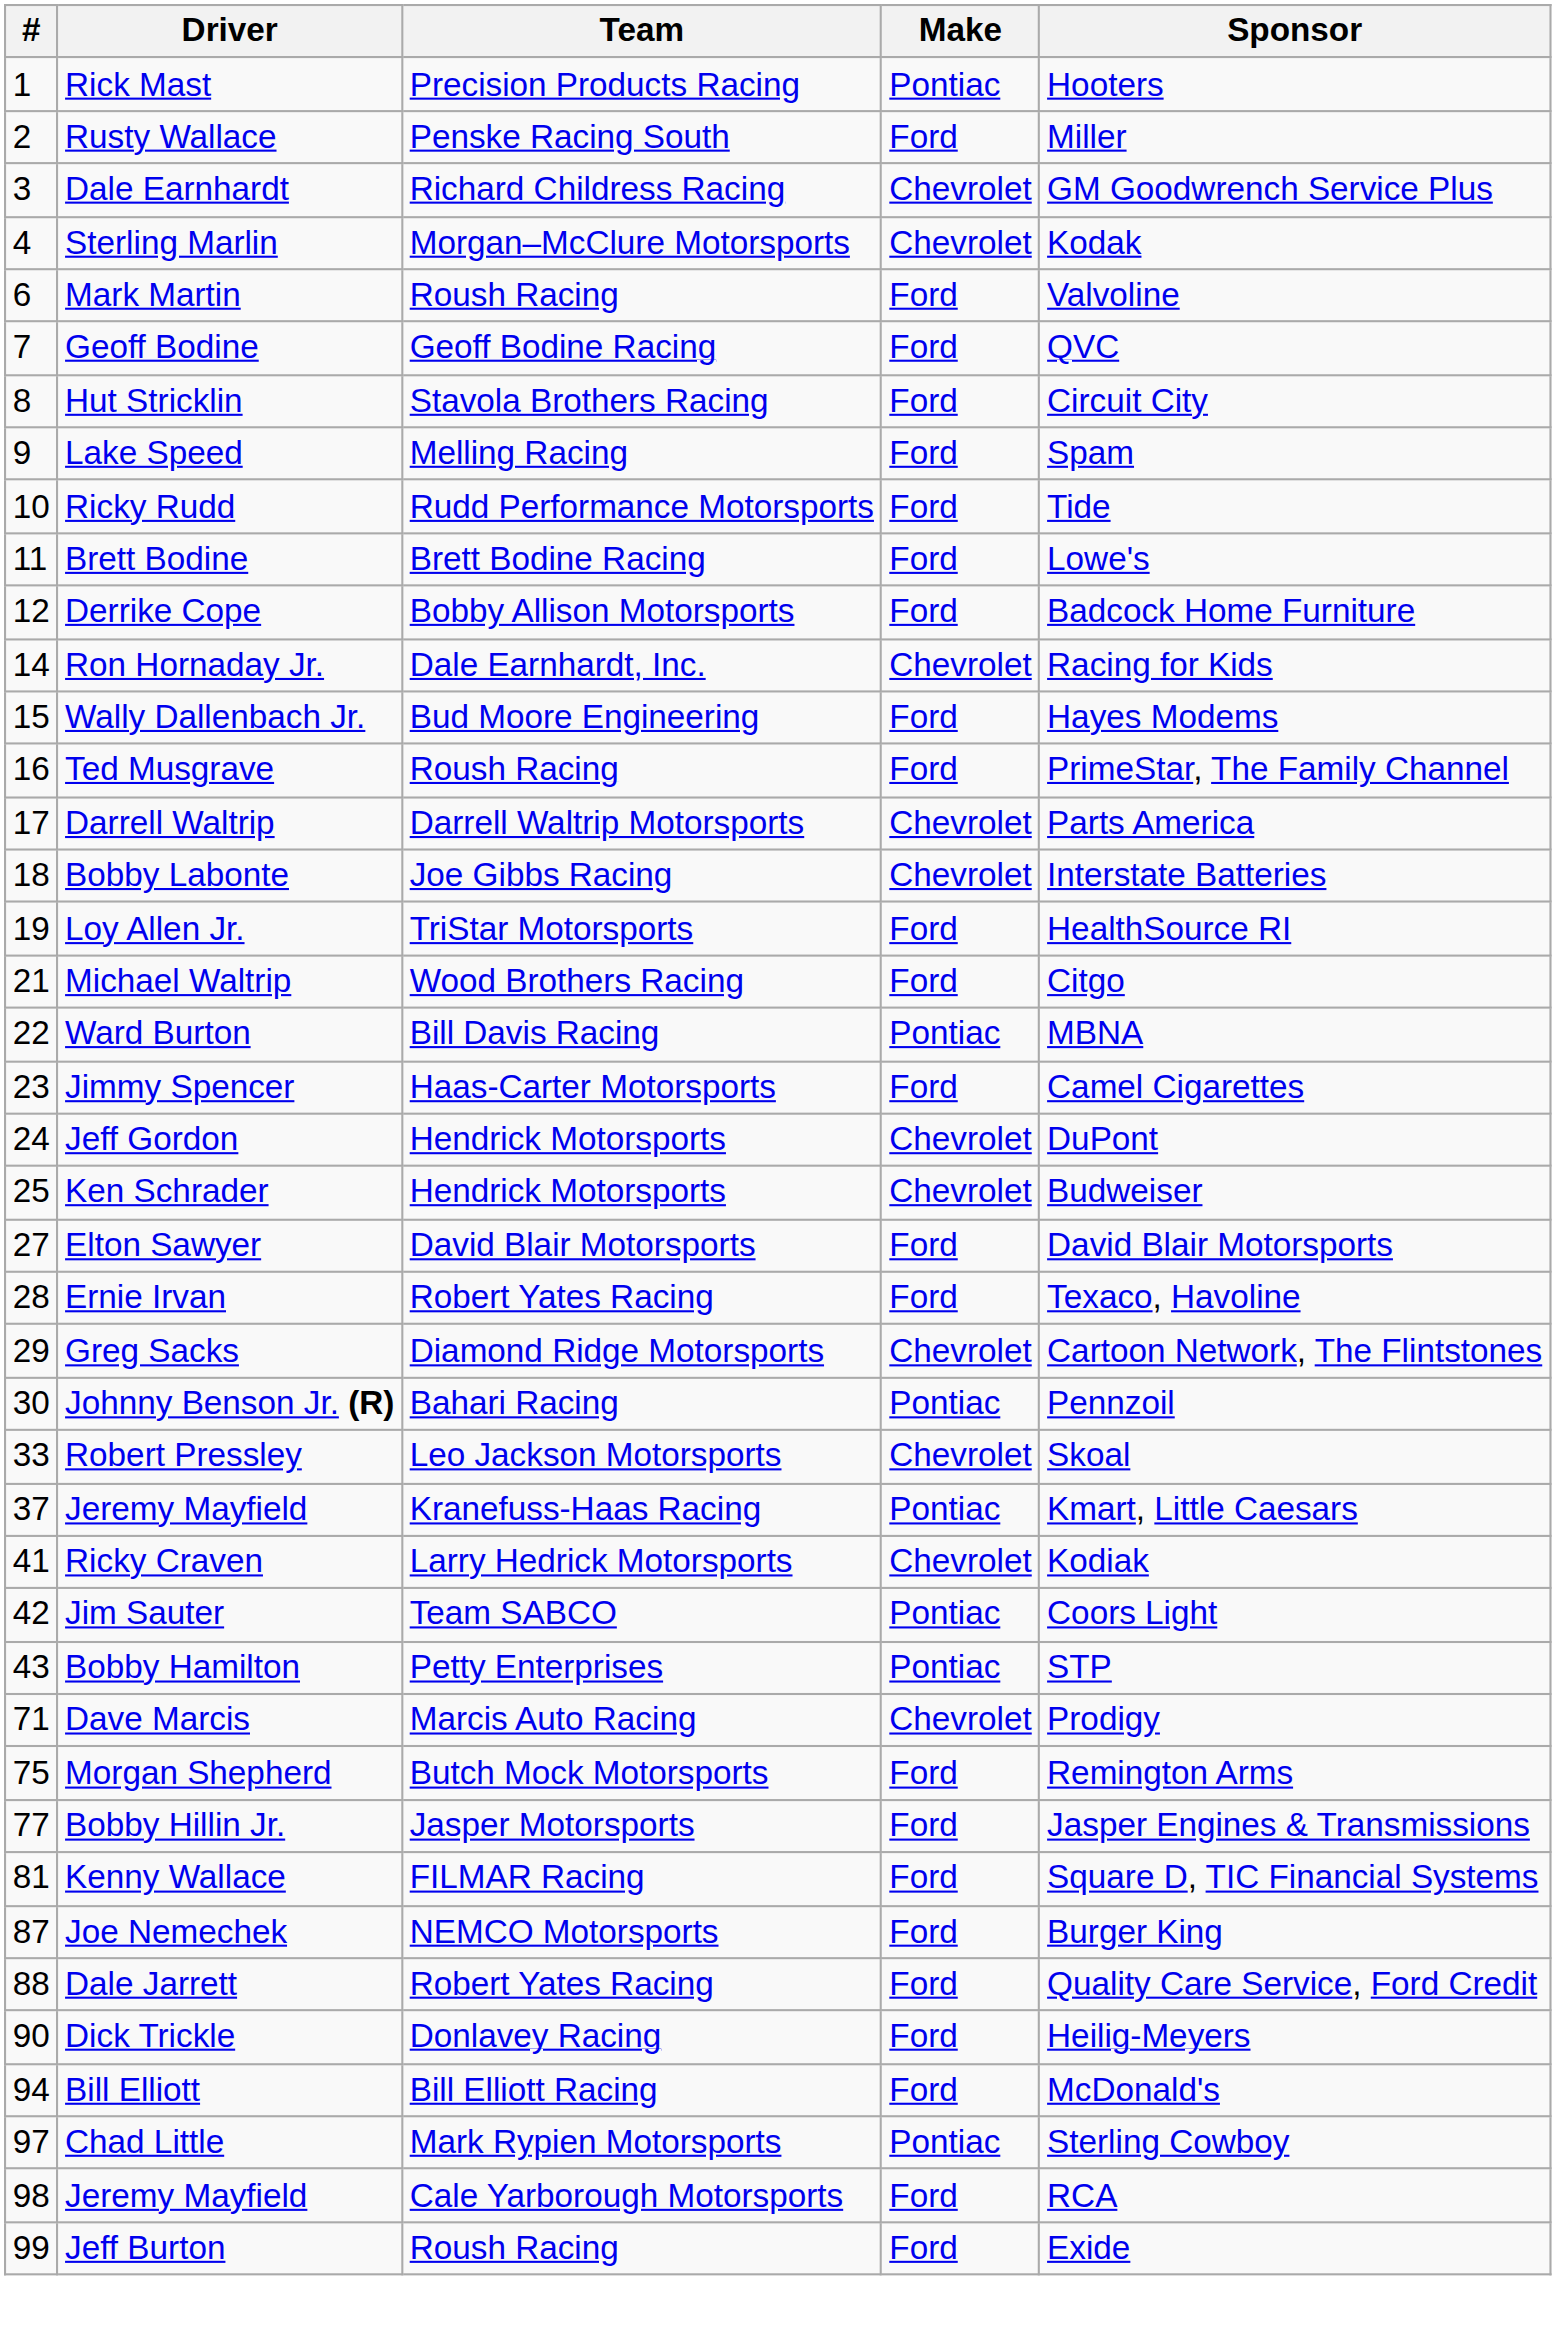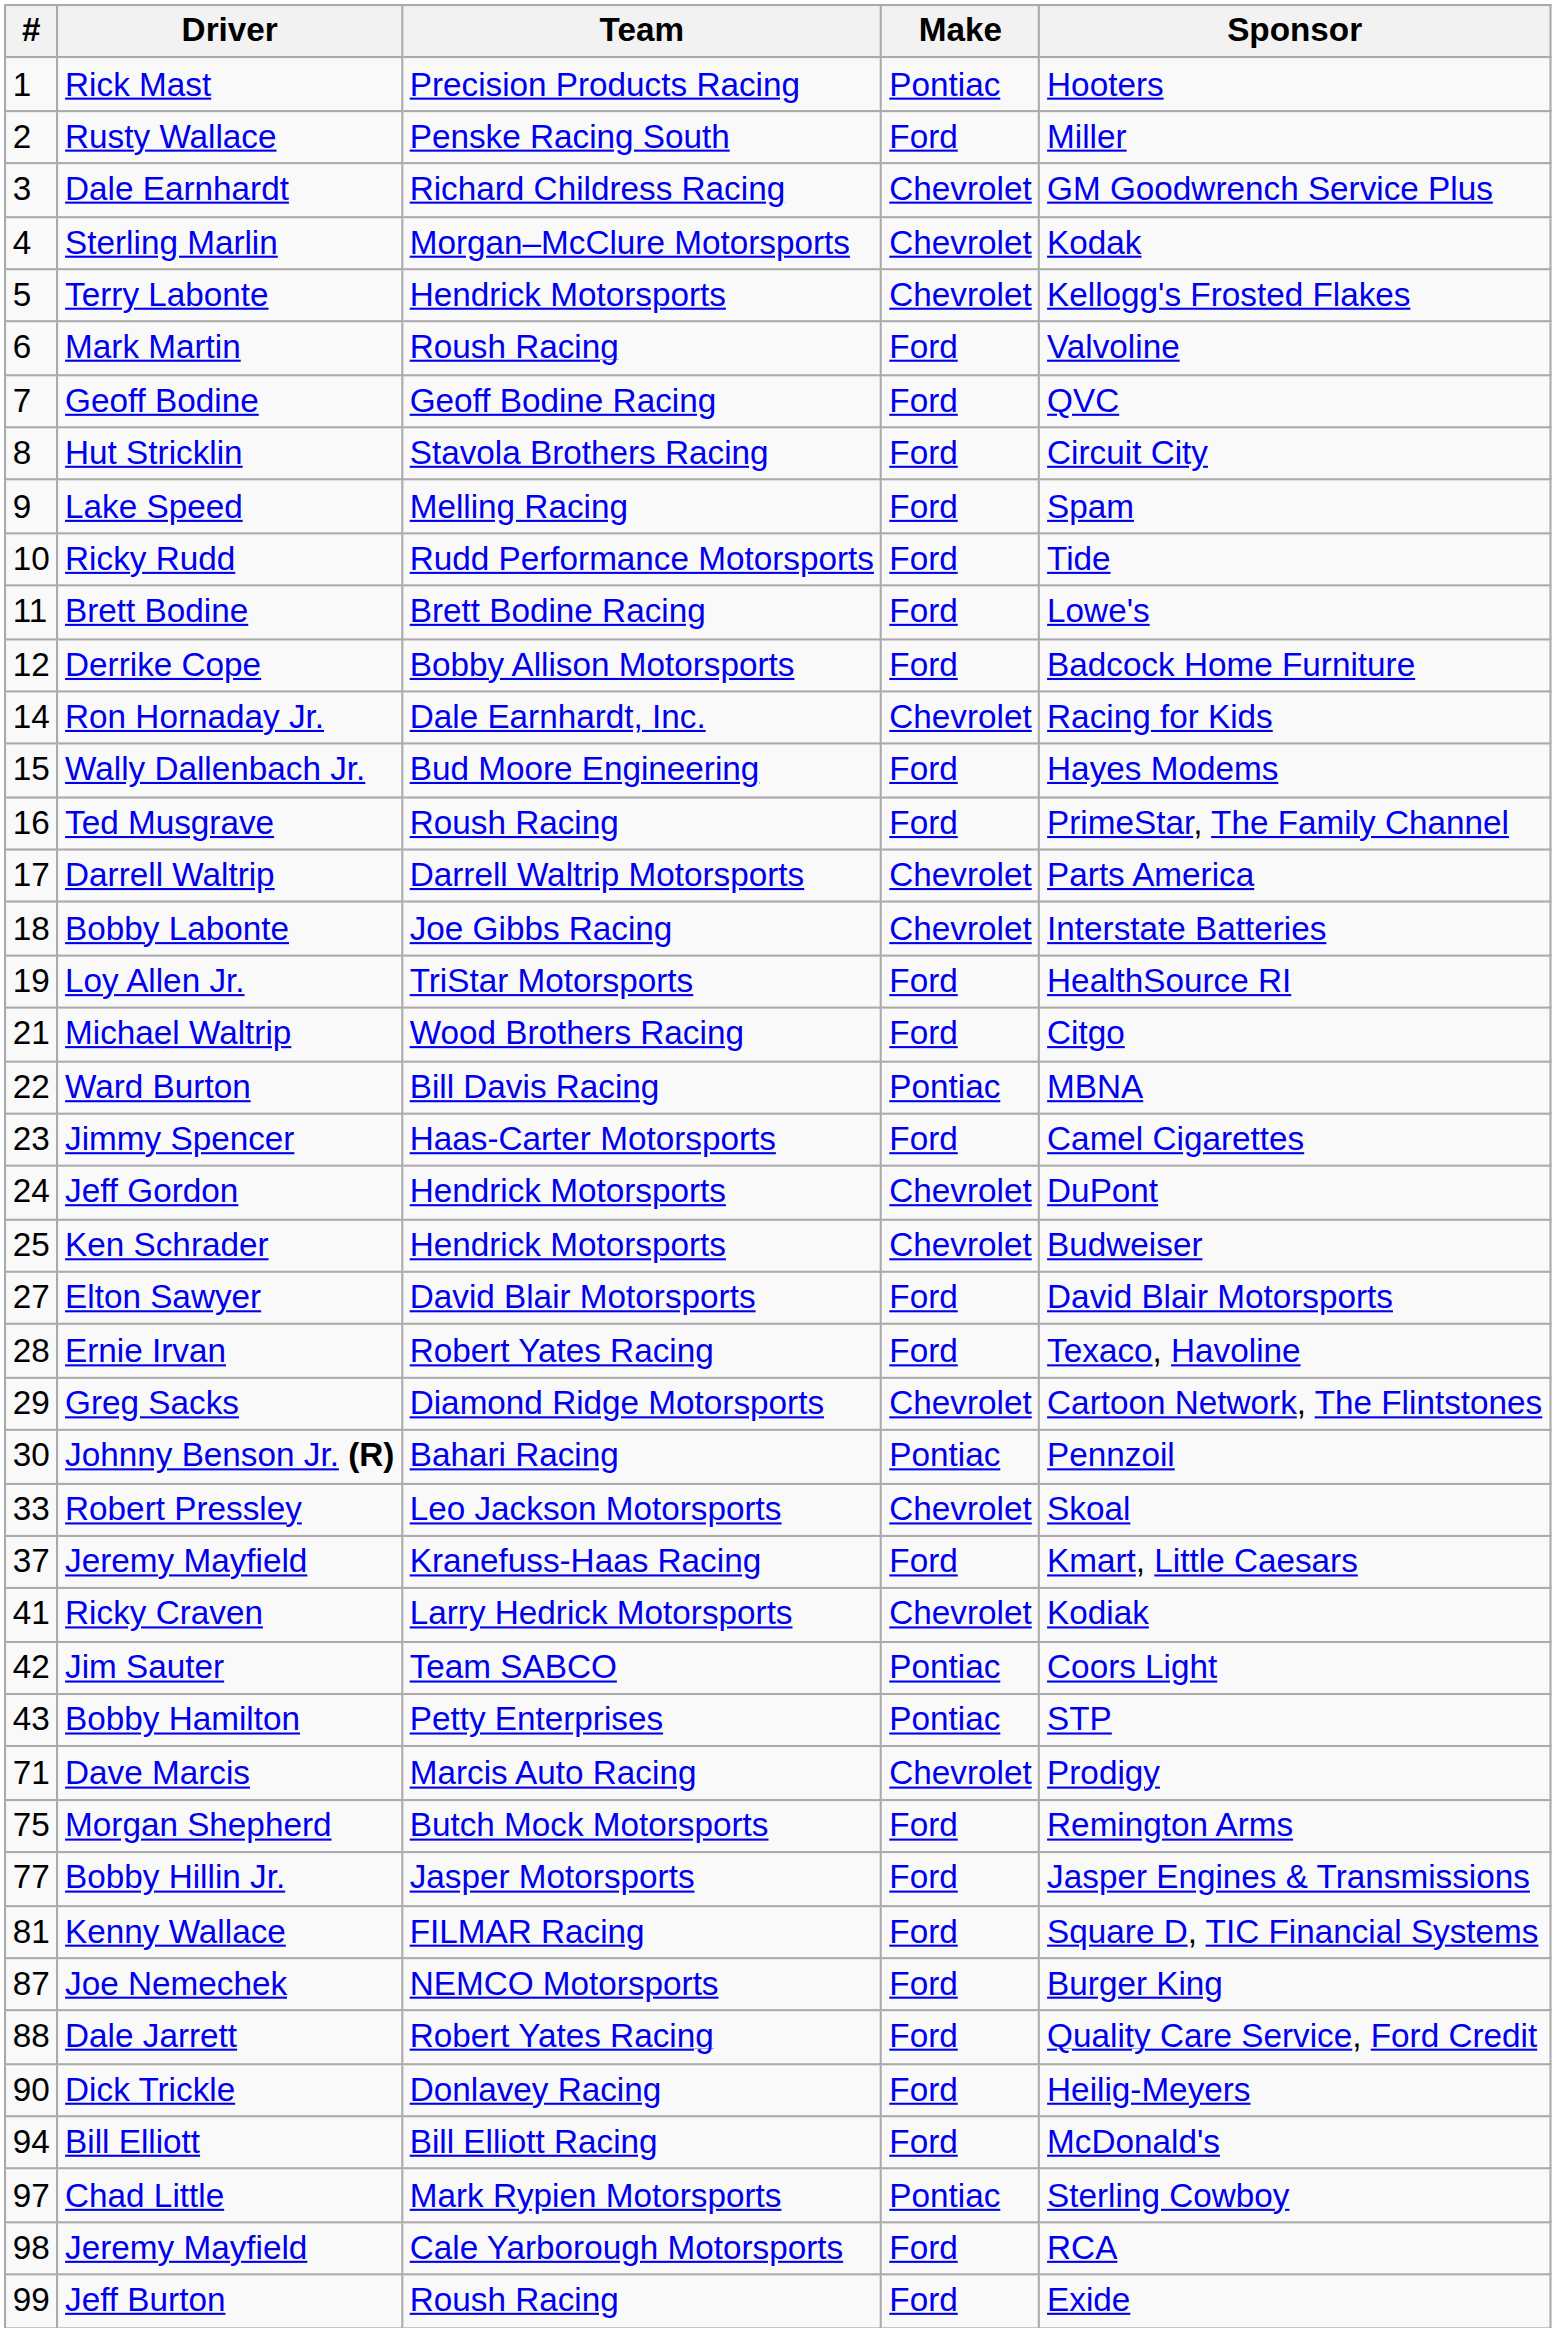+ row: (22, 294)
(945, 1508) Pontiac -> (924, 1561) Ford
